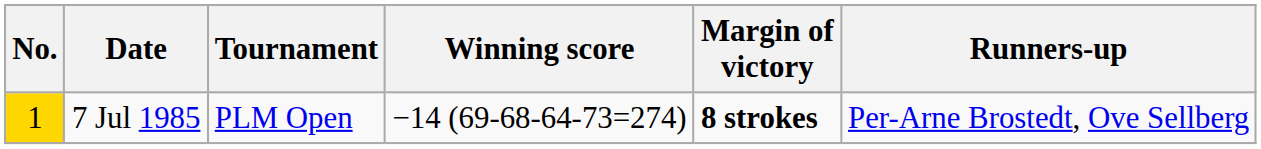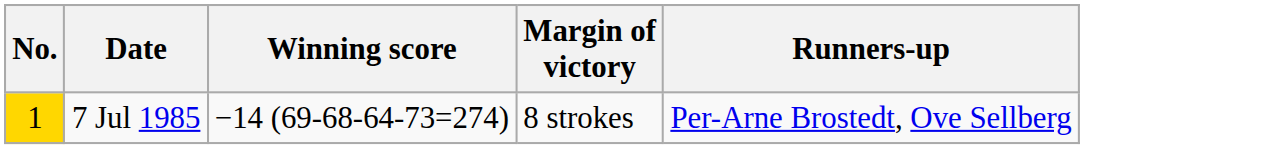- column: (296, 48)
(759, 117) bold -> (579, 117) normal
